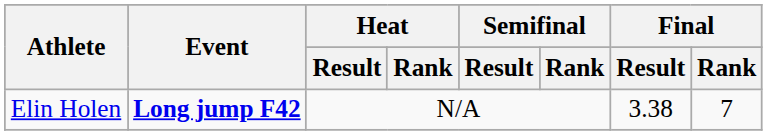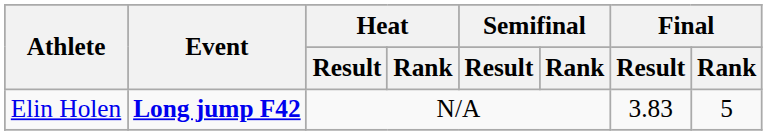(651, 109) 3.38 -> (651, 109) 3.83
(727, 109) 7 -> (727, 109) 5
